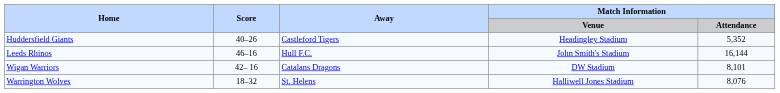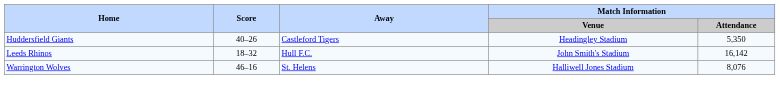(736, 39) 5,352 -> (736, 39) 5,350
(246, 53) 46–16 -> (246, 53) 18–32
(736, 53) 16,144 -> (736, 53) 16,142
- row: (33, 67)
(246, 81) 18–32 -> (246, 67) 46–16
